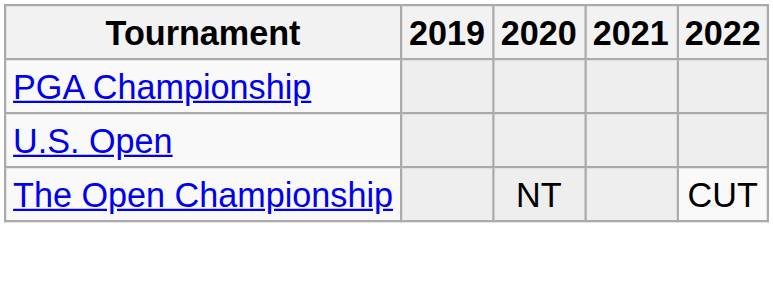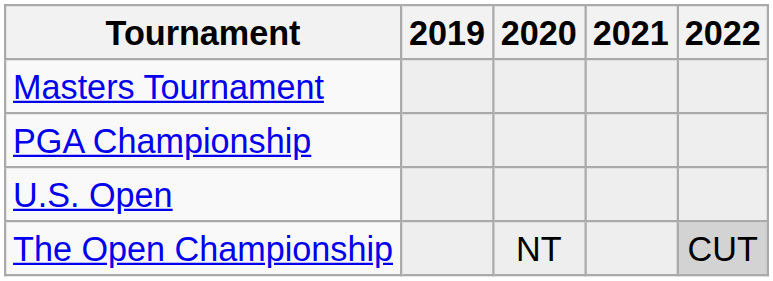+ row: (168, 87)
(723, 195) no background -> (723, 249) lightgrey background
